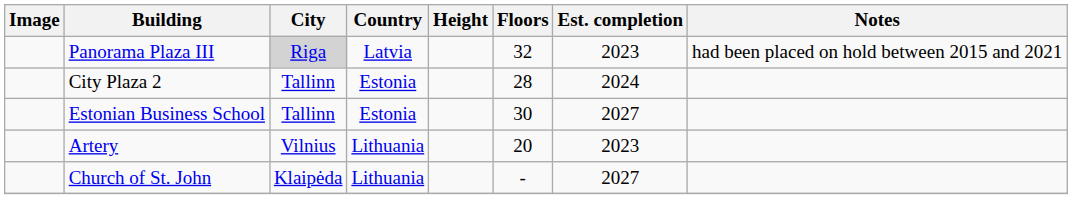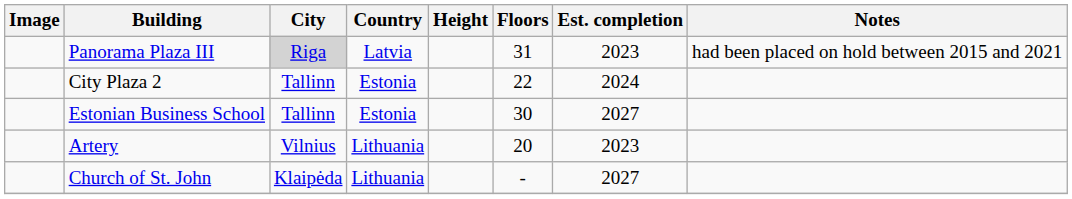(523, 51) 32 -> (523, 51) 31
(523, 83) 28 -> (523, 83) 22
